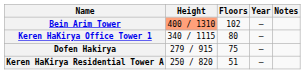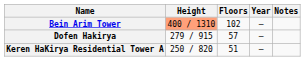- row: (85, 37)
(233, 50) 75 -> (233, 37) 57
